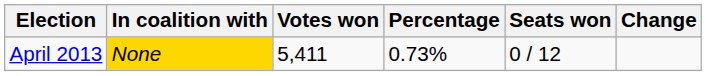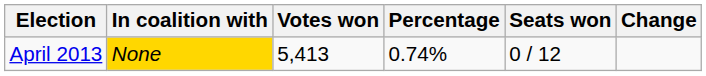(302, 53) 5,411 -> (303, 53) 5,413
(418, 53) 0.73% -> (418, 53) 0.74%
